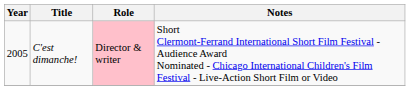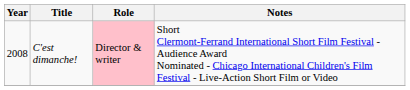(17, 53) 2005 -> (17, 53) 2008
